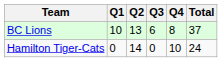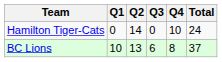rows swapped: (29, 30) <-> (56, 48)
